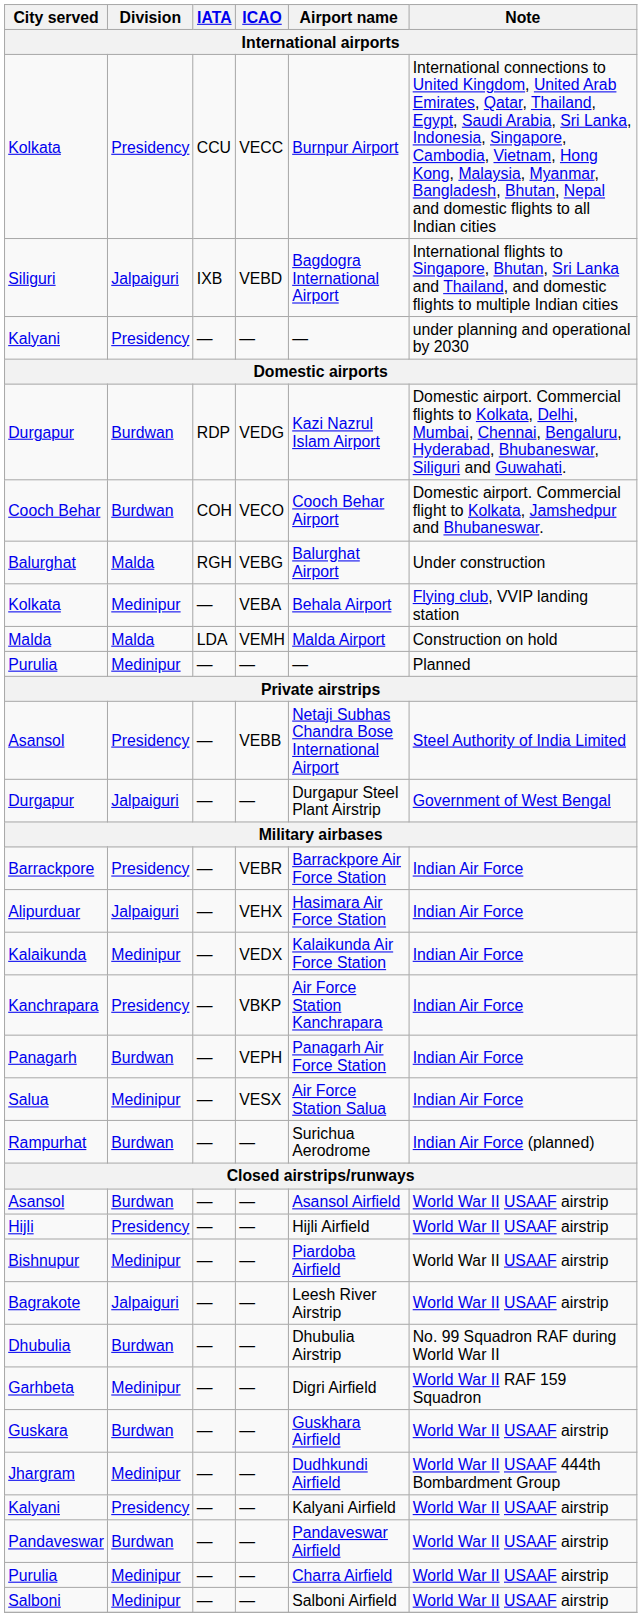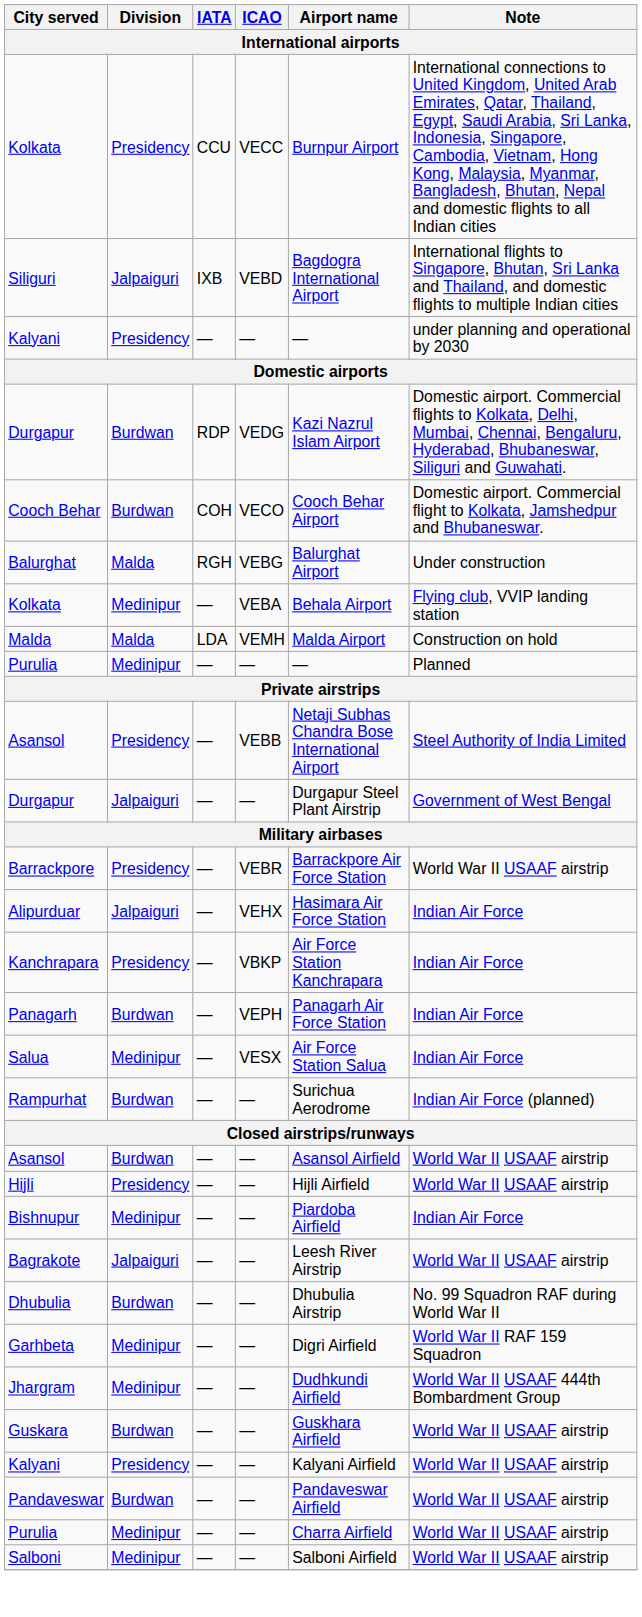(468, 868) Indian Air Force -> (511, 868) World War II USAAF airstrip
- row: (47, 954)
(511, 1260) World War II USAAF airstrip -> (468, 1217) Indian Air Force
rows swapped: (38, 1431) <-> (42, 1474)
